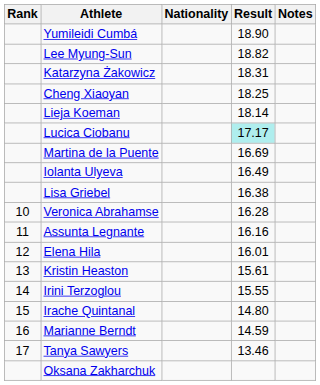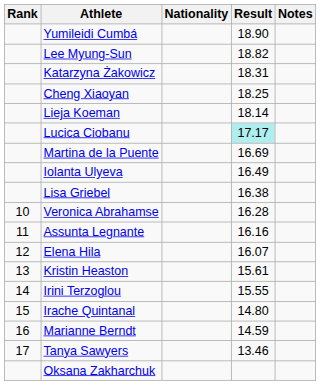(253, 251) 16.01 -> (253, 251) 16.07
